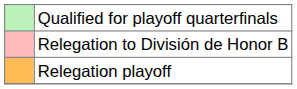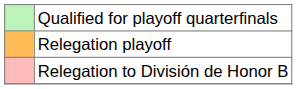rows swapped: (104, 71) <-> (163, 44)
